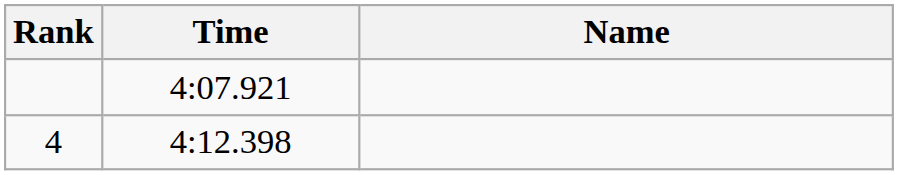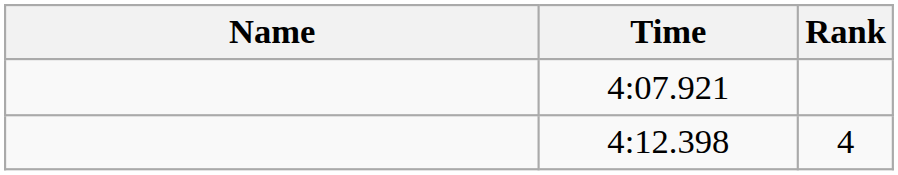columns swapped: (627, 31) <-> (53, 31)
